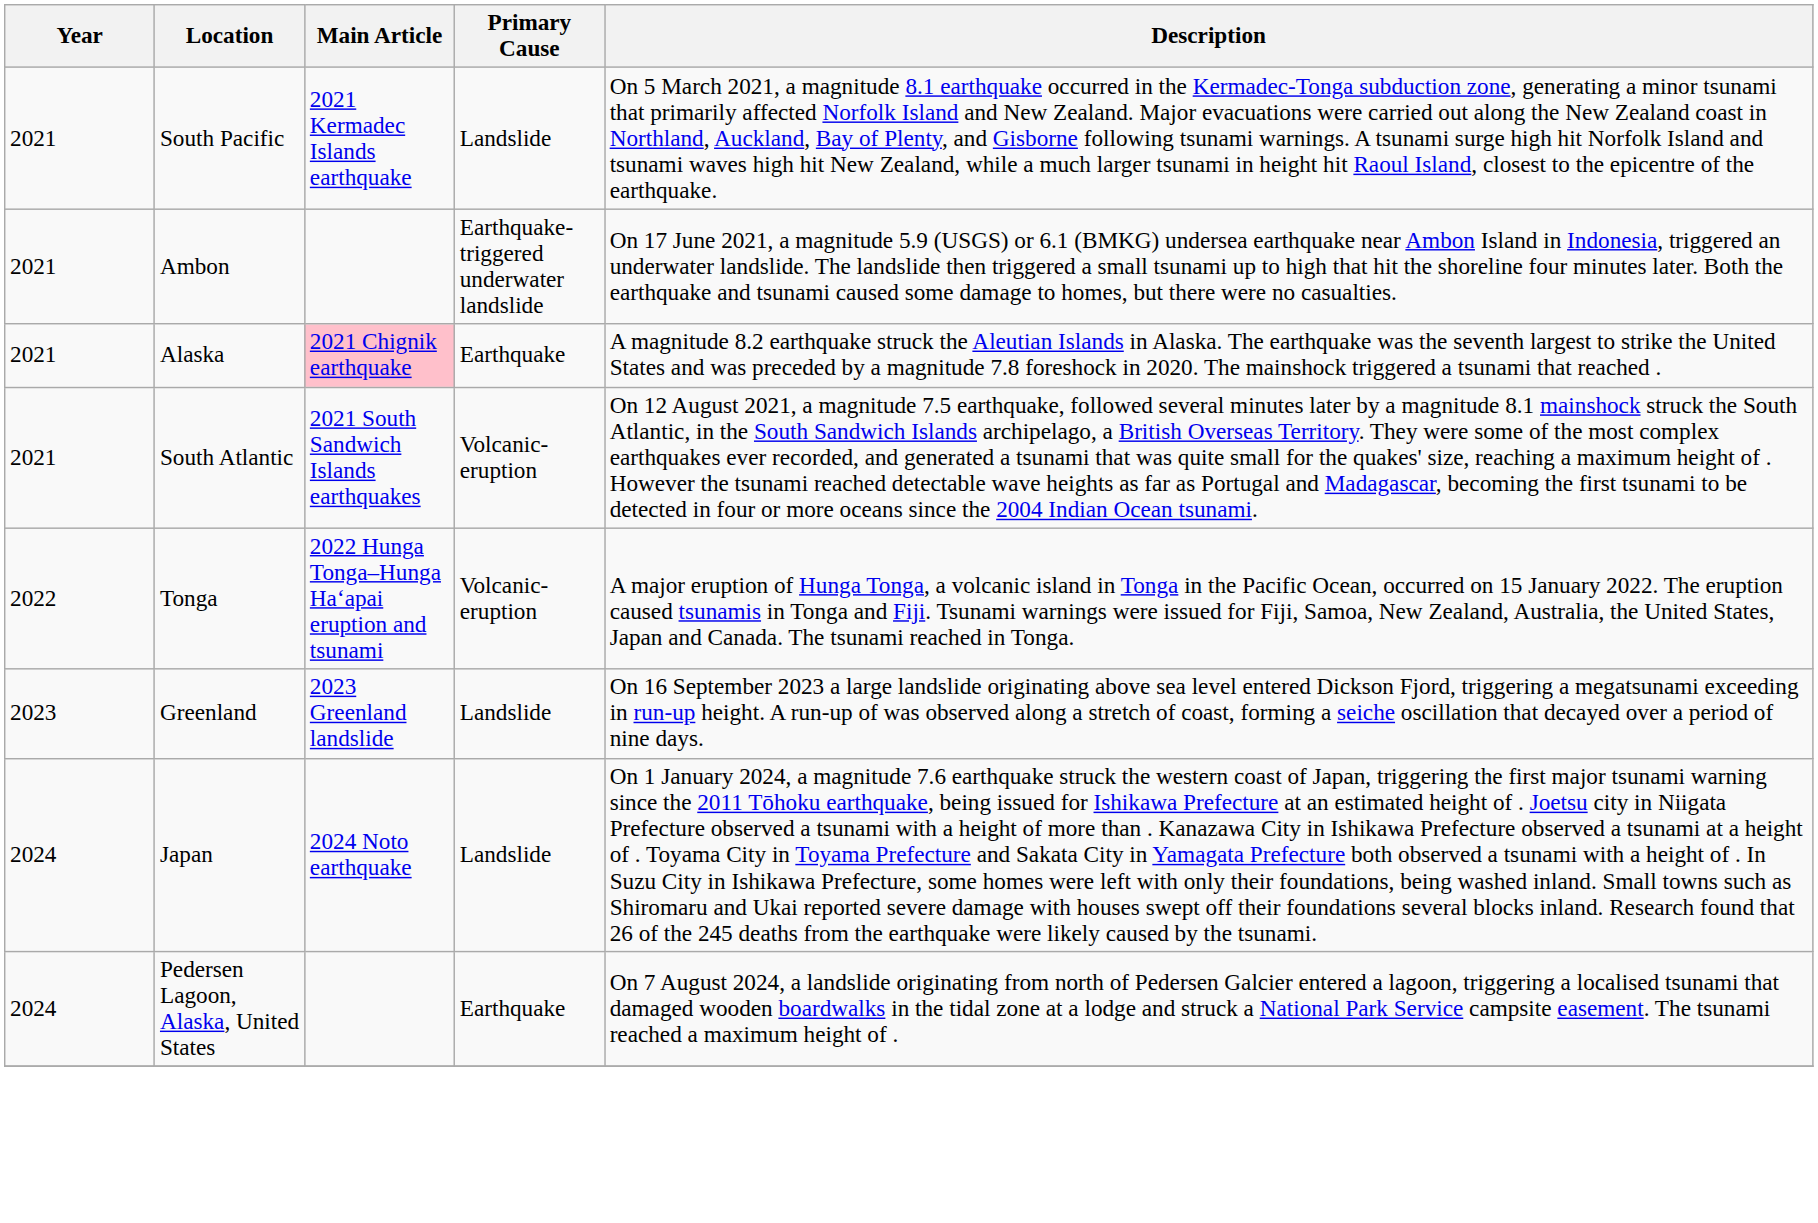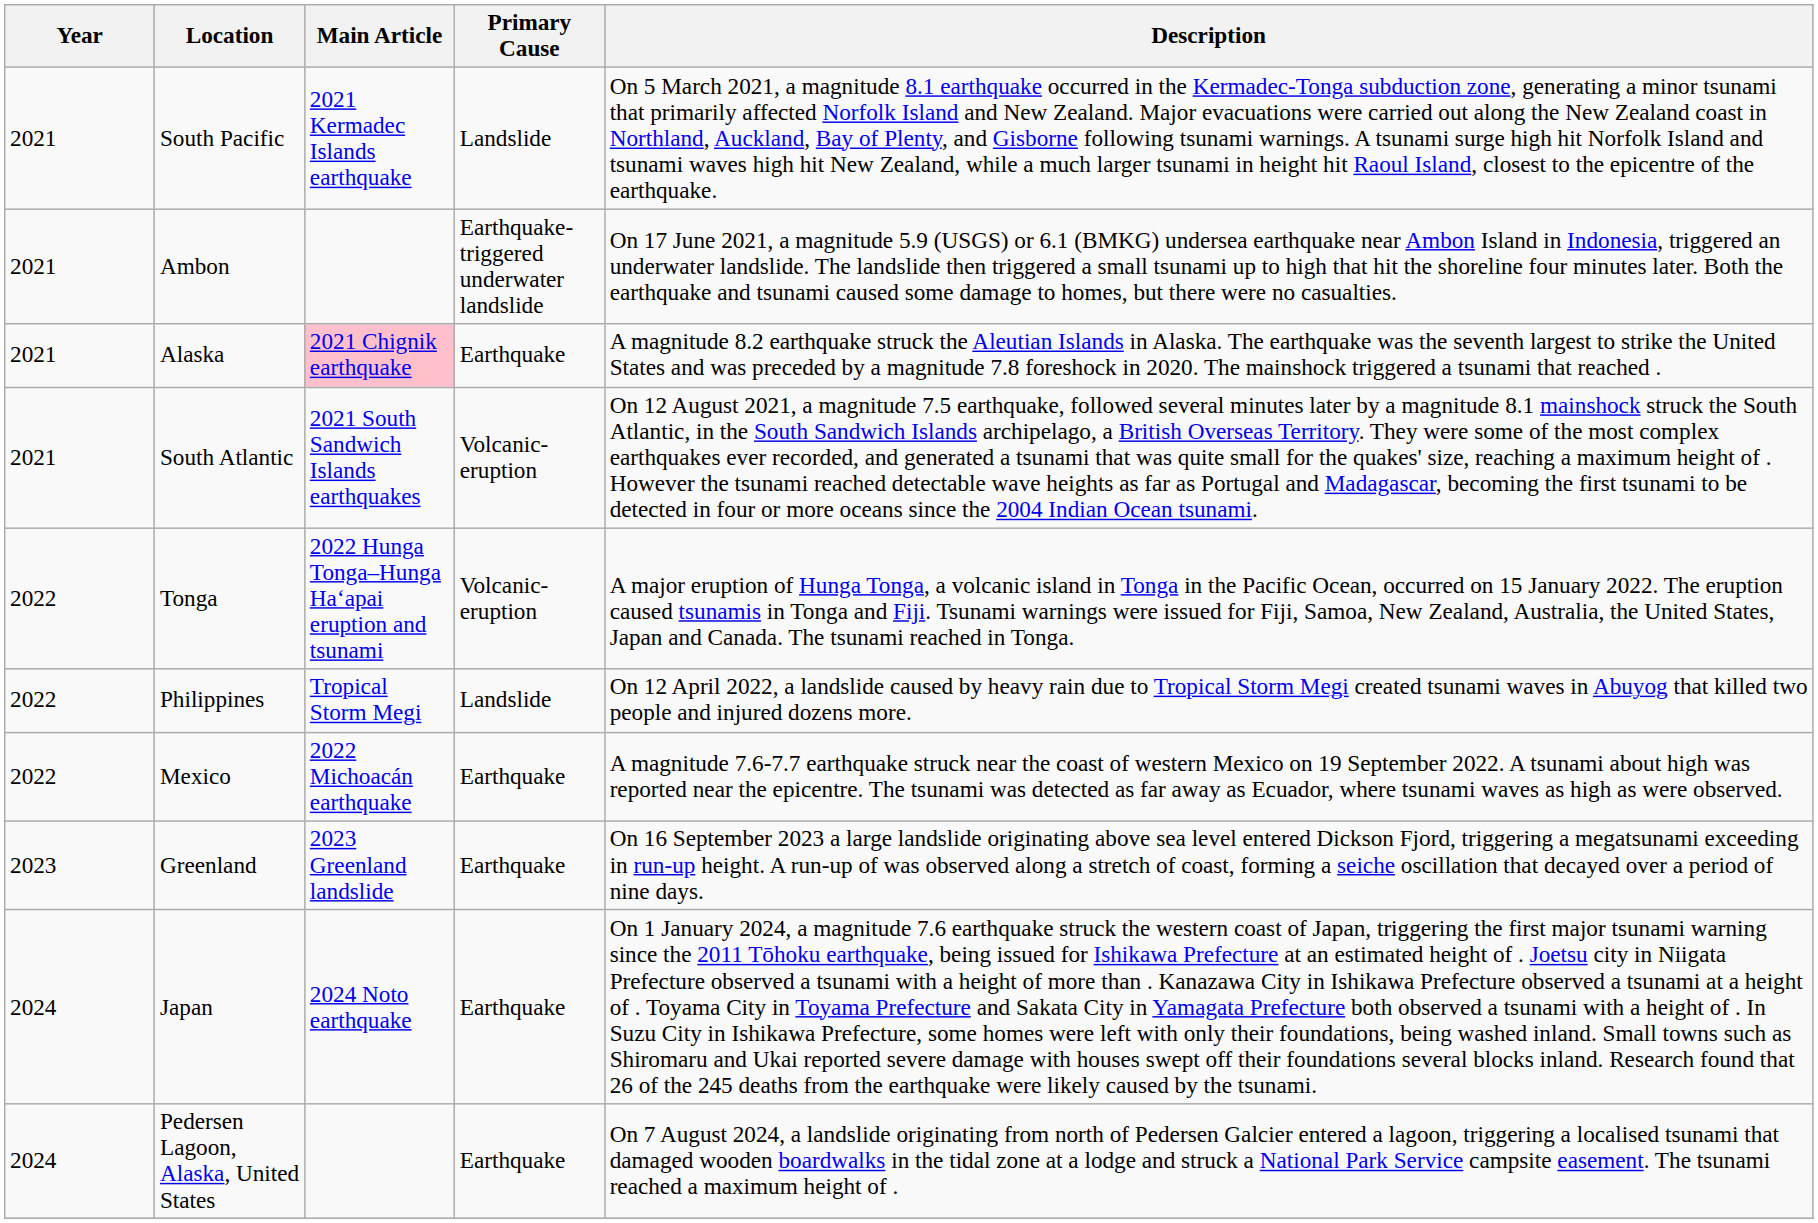+ row: (212, 700)
+ row: (195, 776)
(505, 713) Landslide -> (513, 865) Earthquake
(505, 854) Landslide -> (513, 1006) Earthquake
